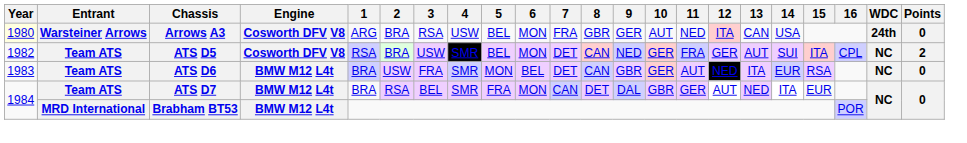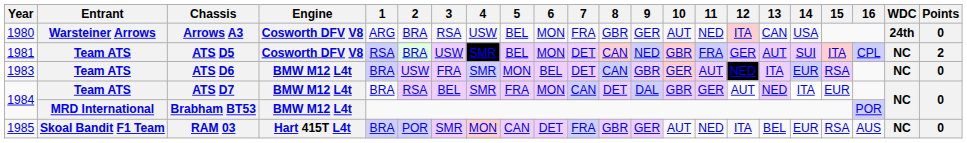(21, 33) lightyellow background -> (21, 33) no background
(21, 52) 1982 -> (21, 52) 1981
(661, 52) GER -> (679, 52) GBR
+ row: (213, 128)
